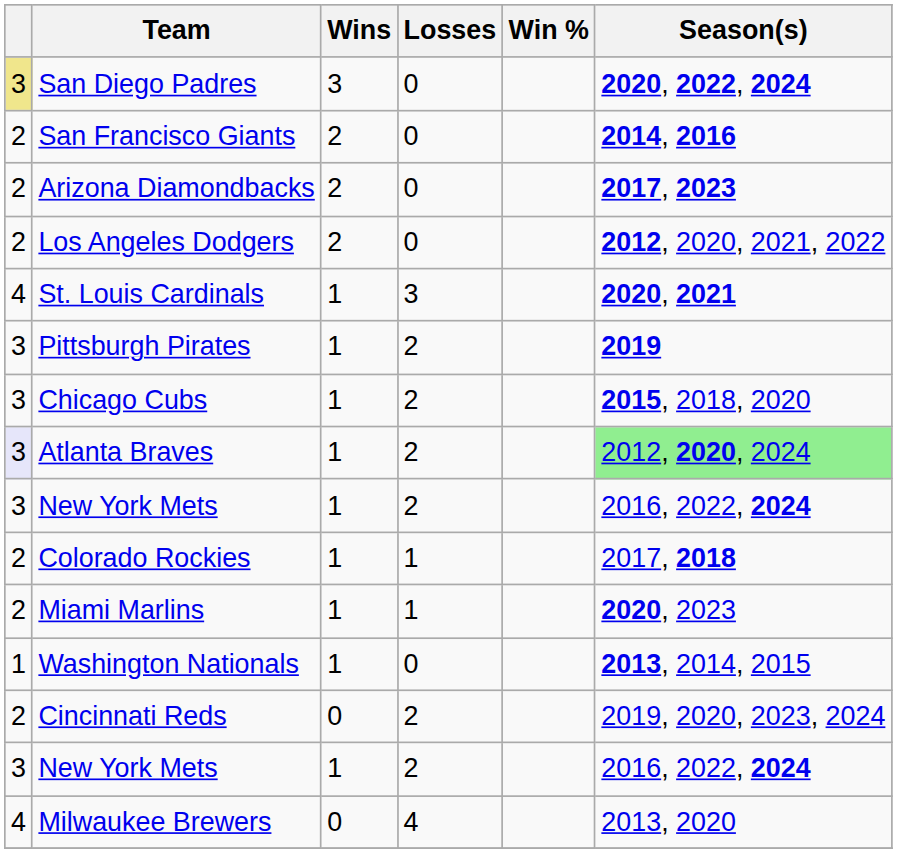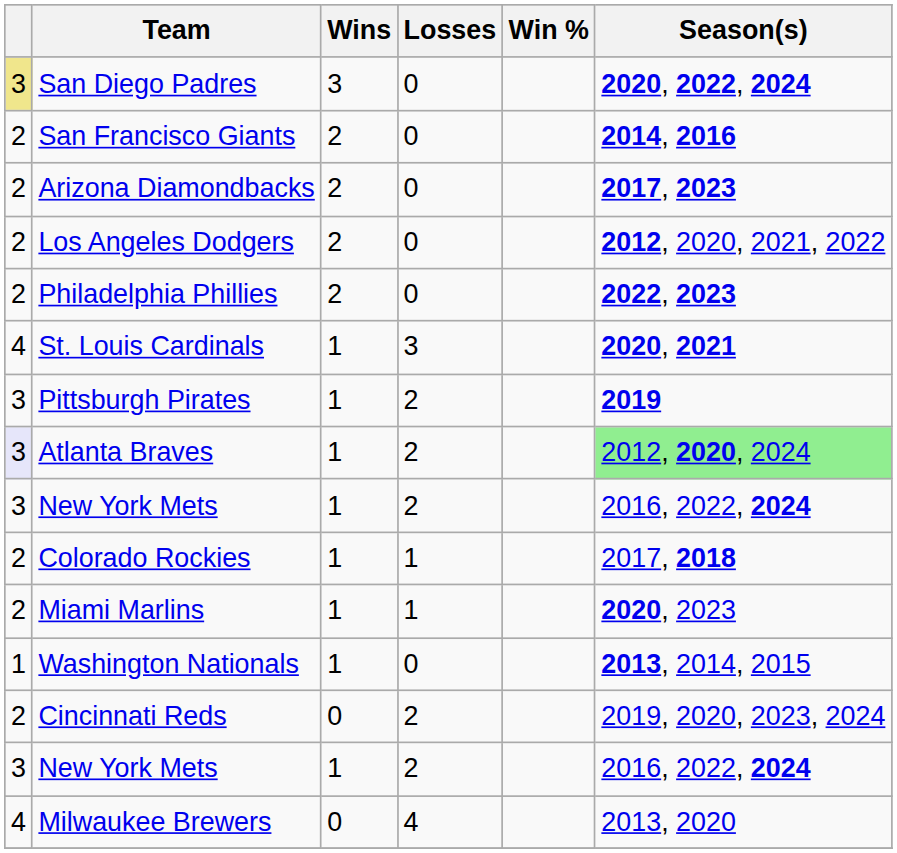+ row: (158, 294)
- row: (123, 399)
